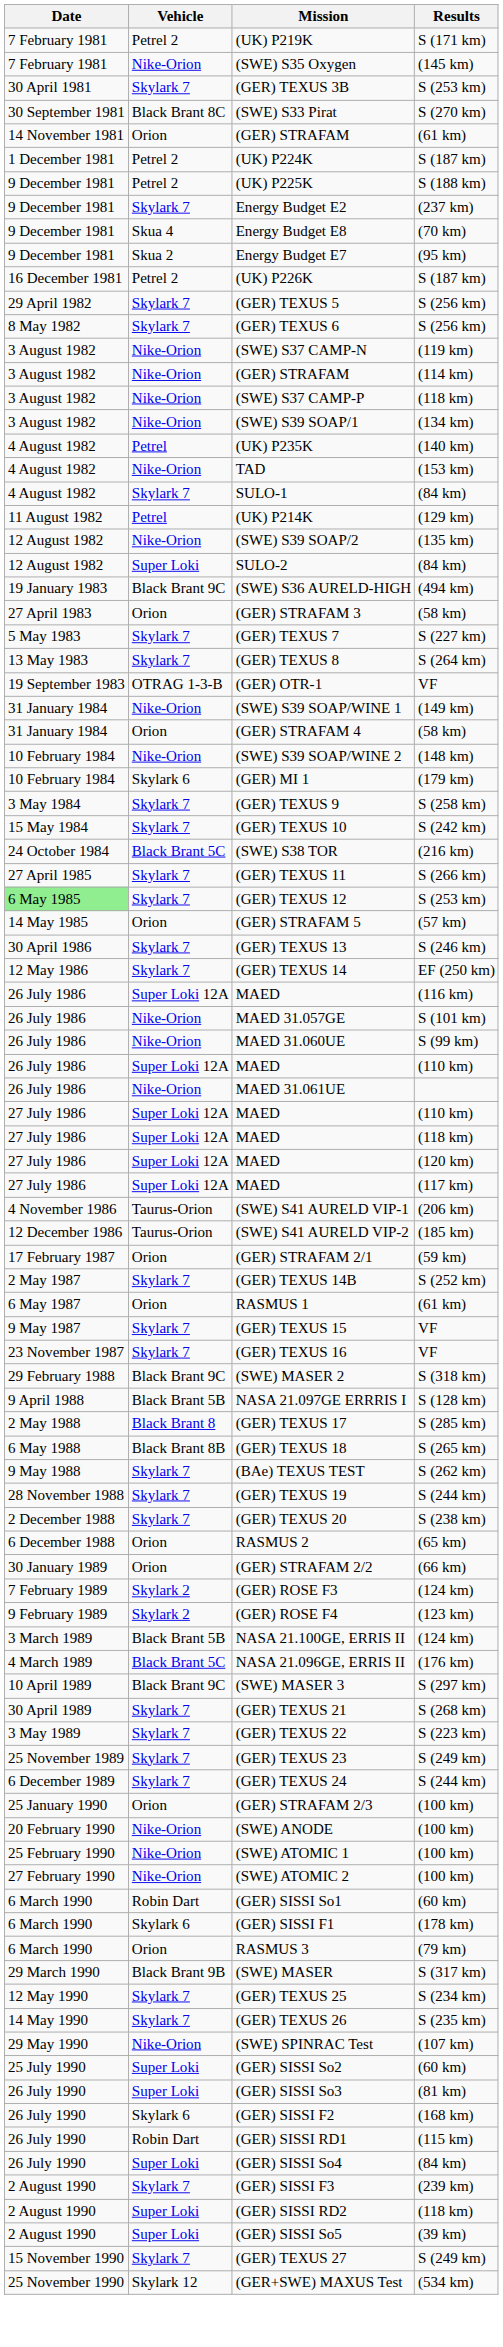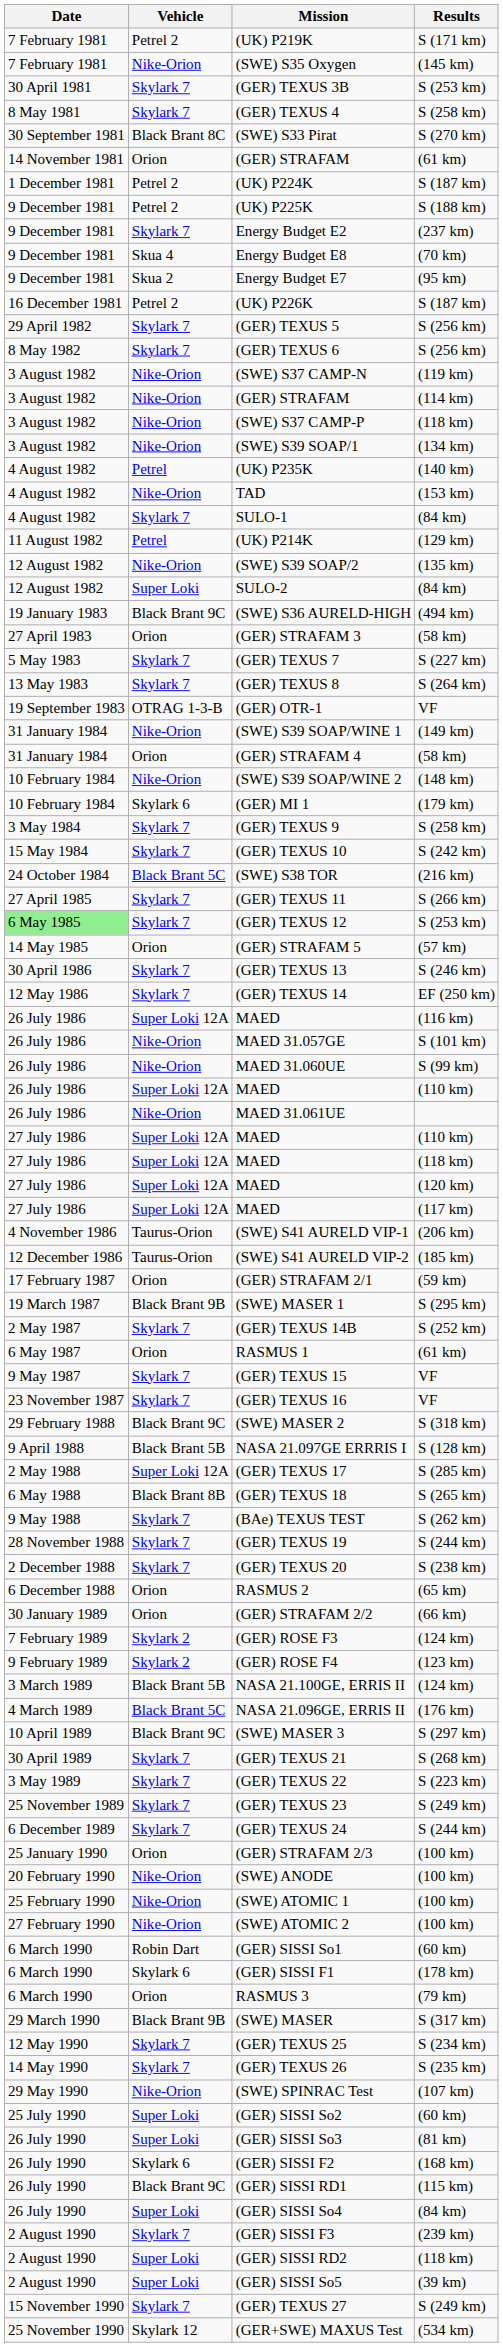+ row: (287, 111)
+ row: (290, 1304)
(174, 1423) Black Brant 8 -> (180, 1471) Super Loki 12A
(165, 2139) Robin Dart -> (179, 2187) Black Brant 9C
